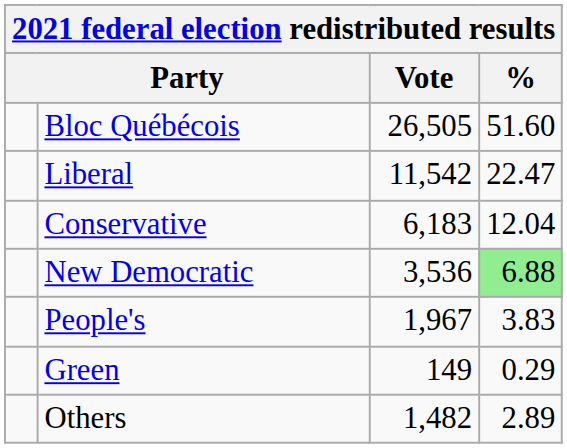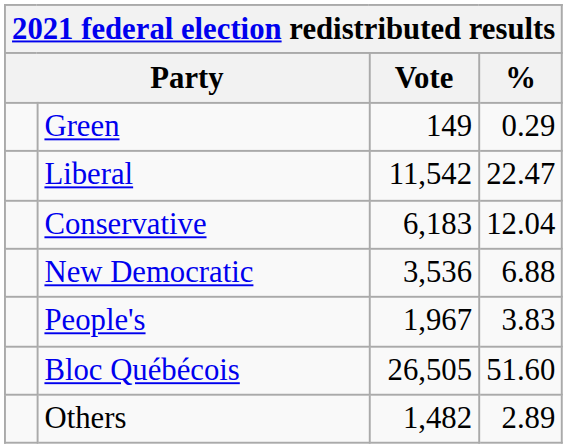rows swapped: (142, 126) <-> (82, 369)
(528, 272) lightgreen background -> (528, 272) no background
